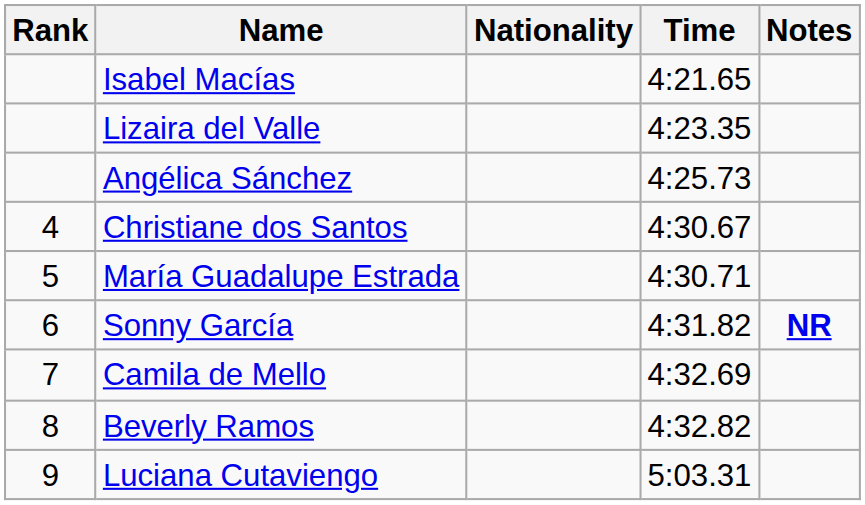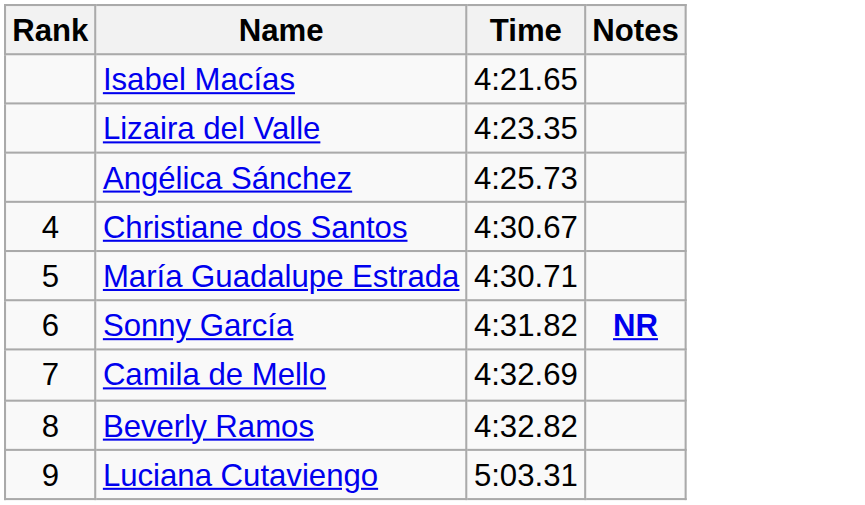- column: (553, 30)
